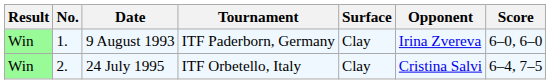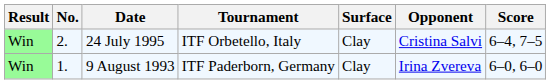rows swapped: (130, 41) <-> (125, 65)
